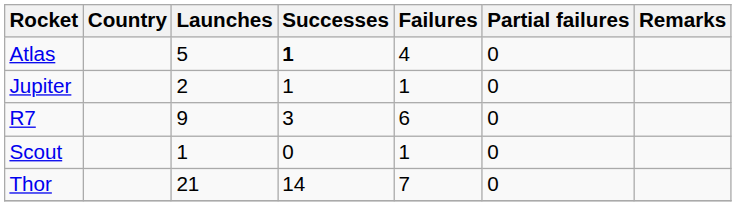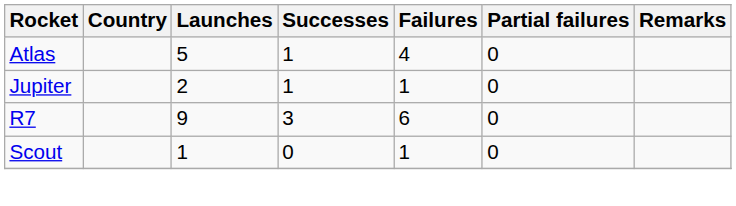(288, 53) bold -> (288, 53) normal
- row: (31, 184)
